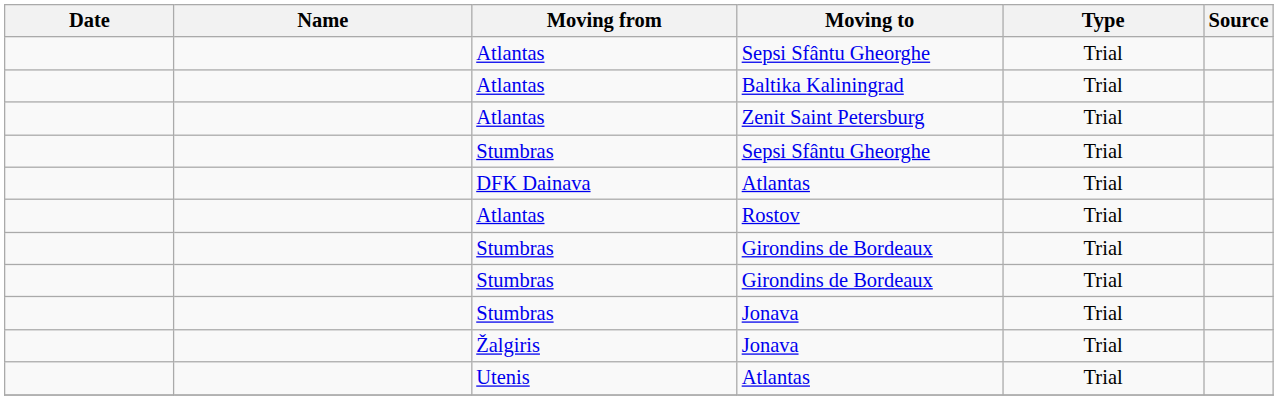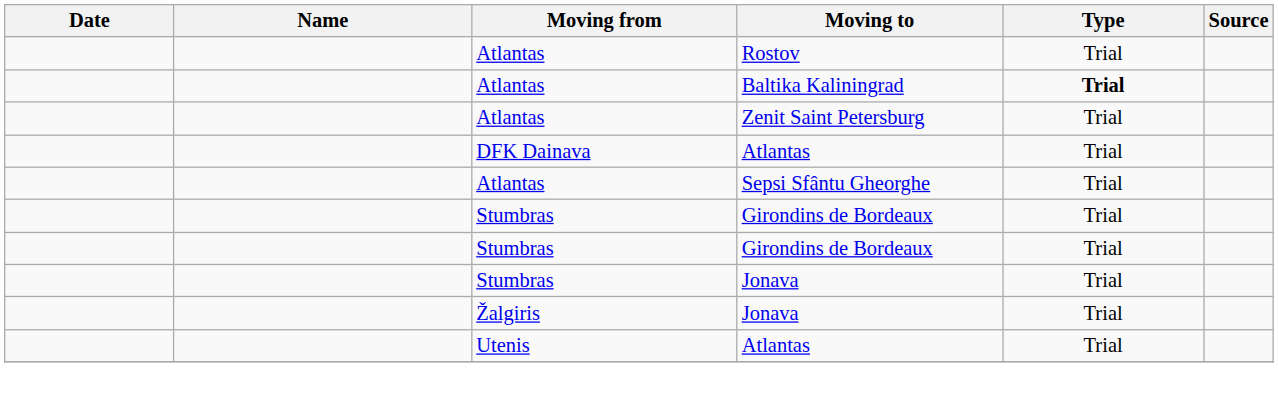rows swapped: (510, 215) <-> (510, 53)
(1103, 85) normal -> (1103, 85) bold
- row: (515, 150)
